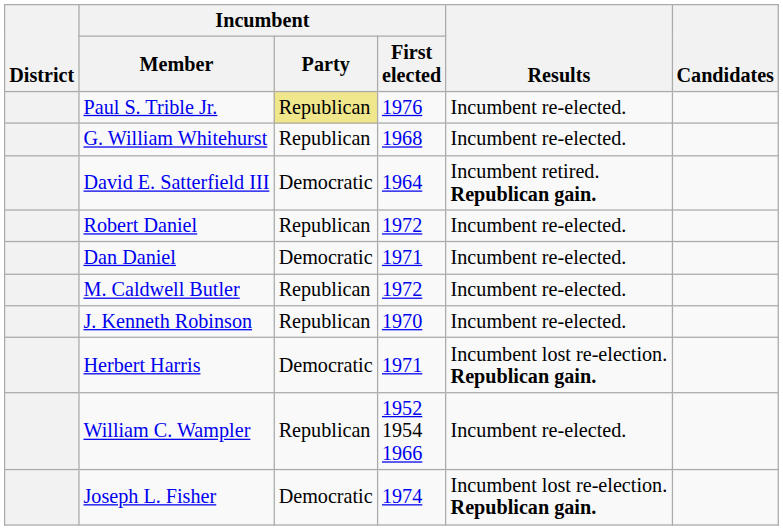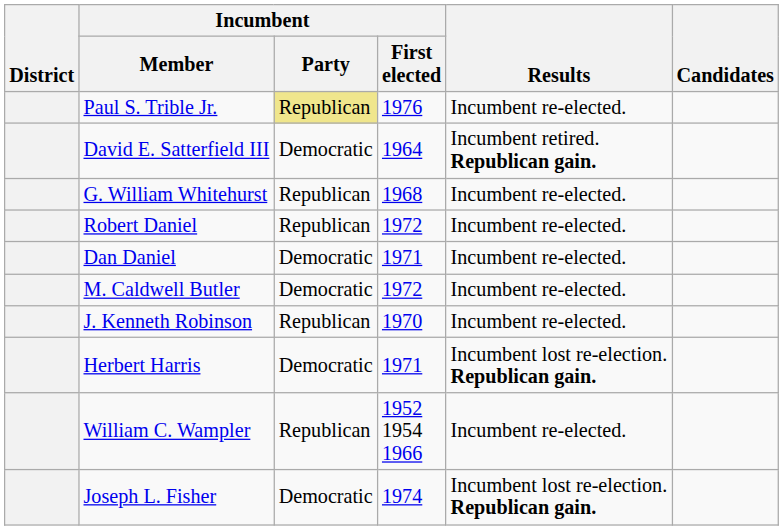rows swapped: (175, 139) <-> (176, 182)
(325, 289) Republican -> (326, 289) Democratic
